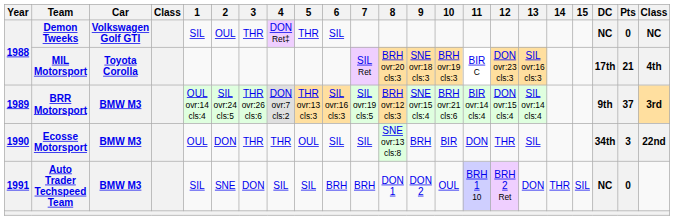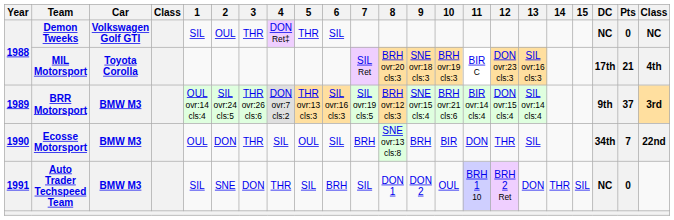(281, 142) THR -> (281, 142) SIL
(365, 142) SIL -> (365, 142) BRH
(628, 142) 3 -> (628, 142) 7
(281, 186) SIL -> (281, 186) THR
(365, 186) BRH -> (365, 186) SIL
